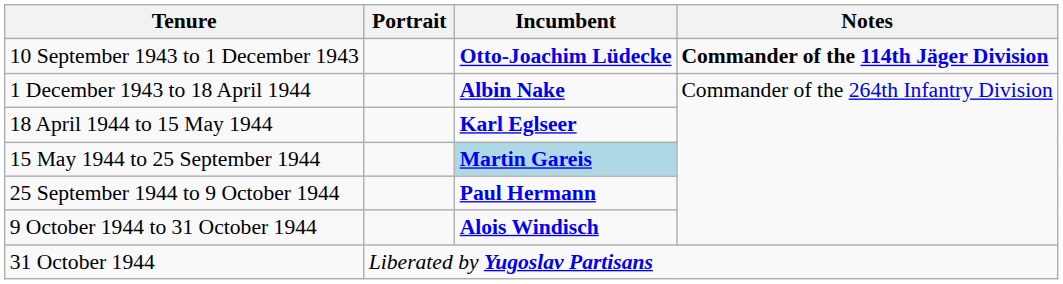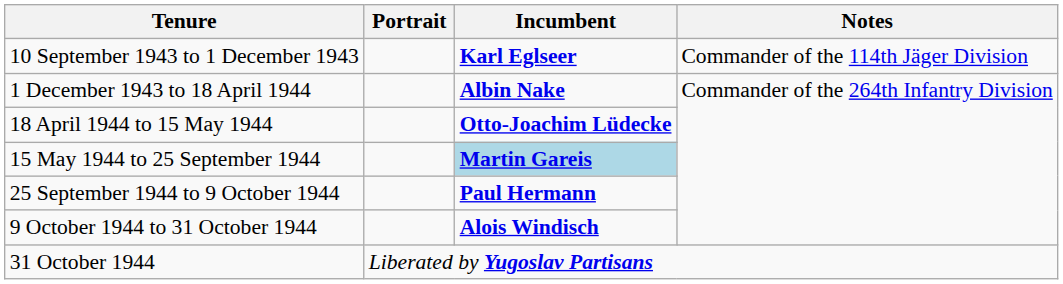(566, 55) Otto-Joachim Lüdecke -> (518, 55) Karl Eglseer
(865, 55) bold -> (855, 55) normal
(518, 124) Karl Eglseer -> (566, 124) Otto-Joachim Lüdecke
